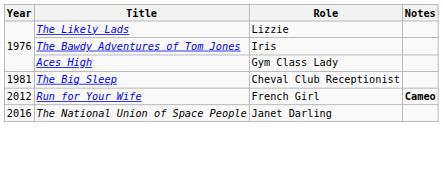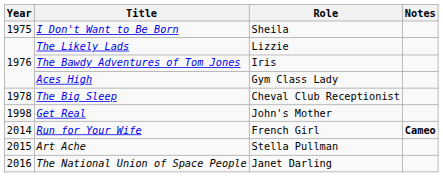+ row: (108, 30)
(19, 80) 1981 -> (19, 96) 1978
+ row: (61, 113)
(19, 96) 2012 -> (19, 130) 2014
+ row: (61, 147)
